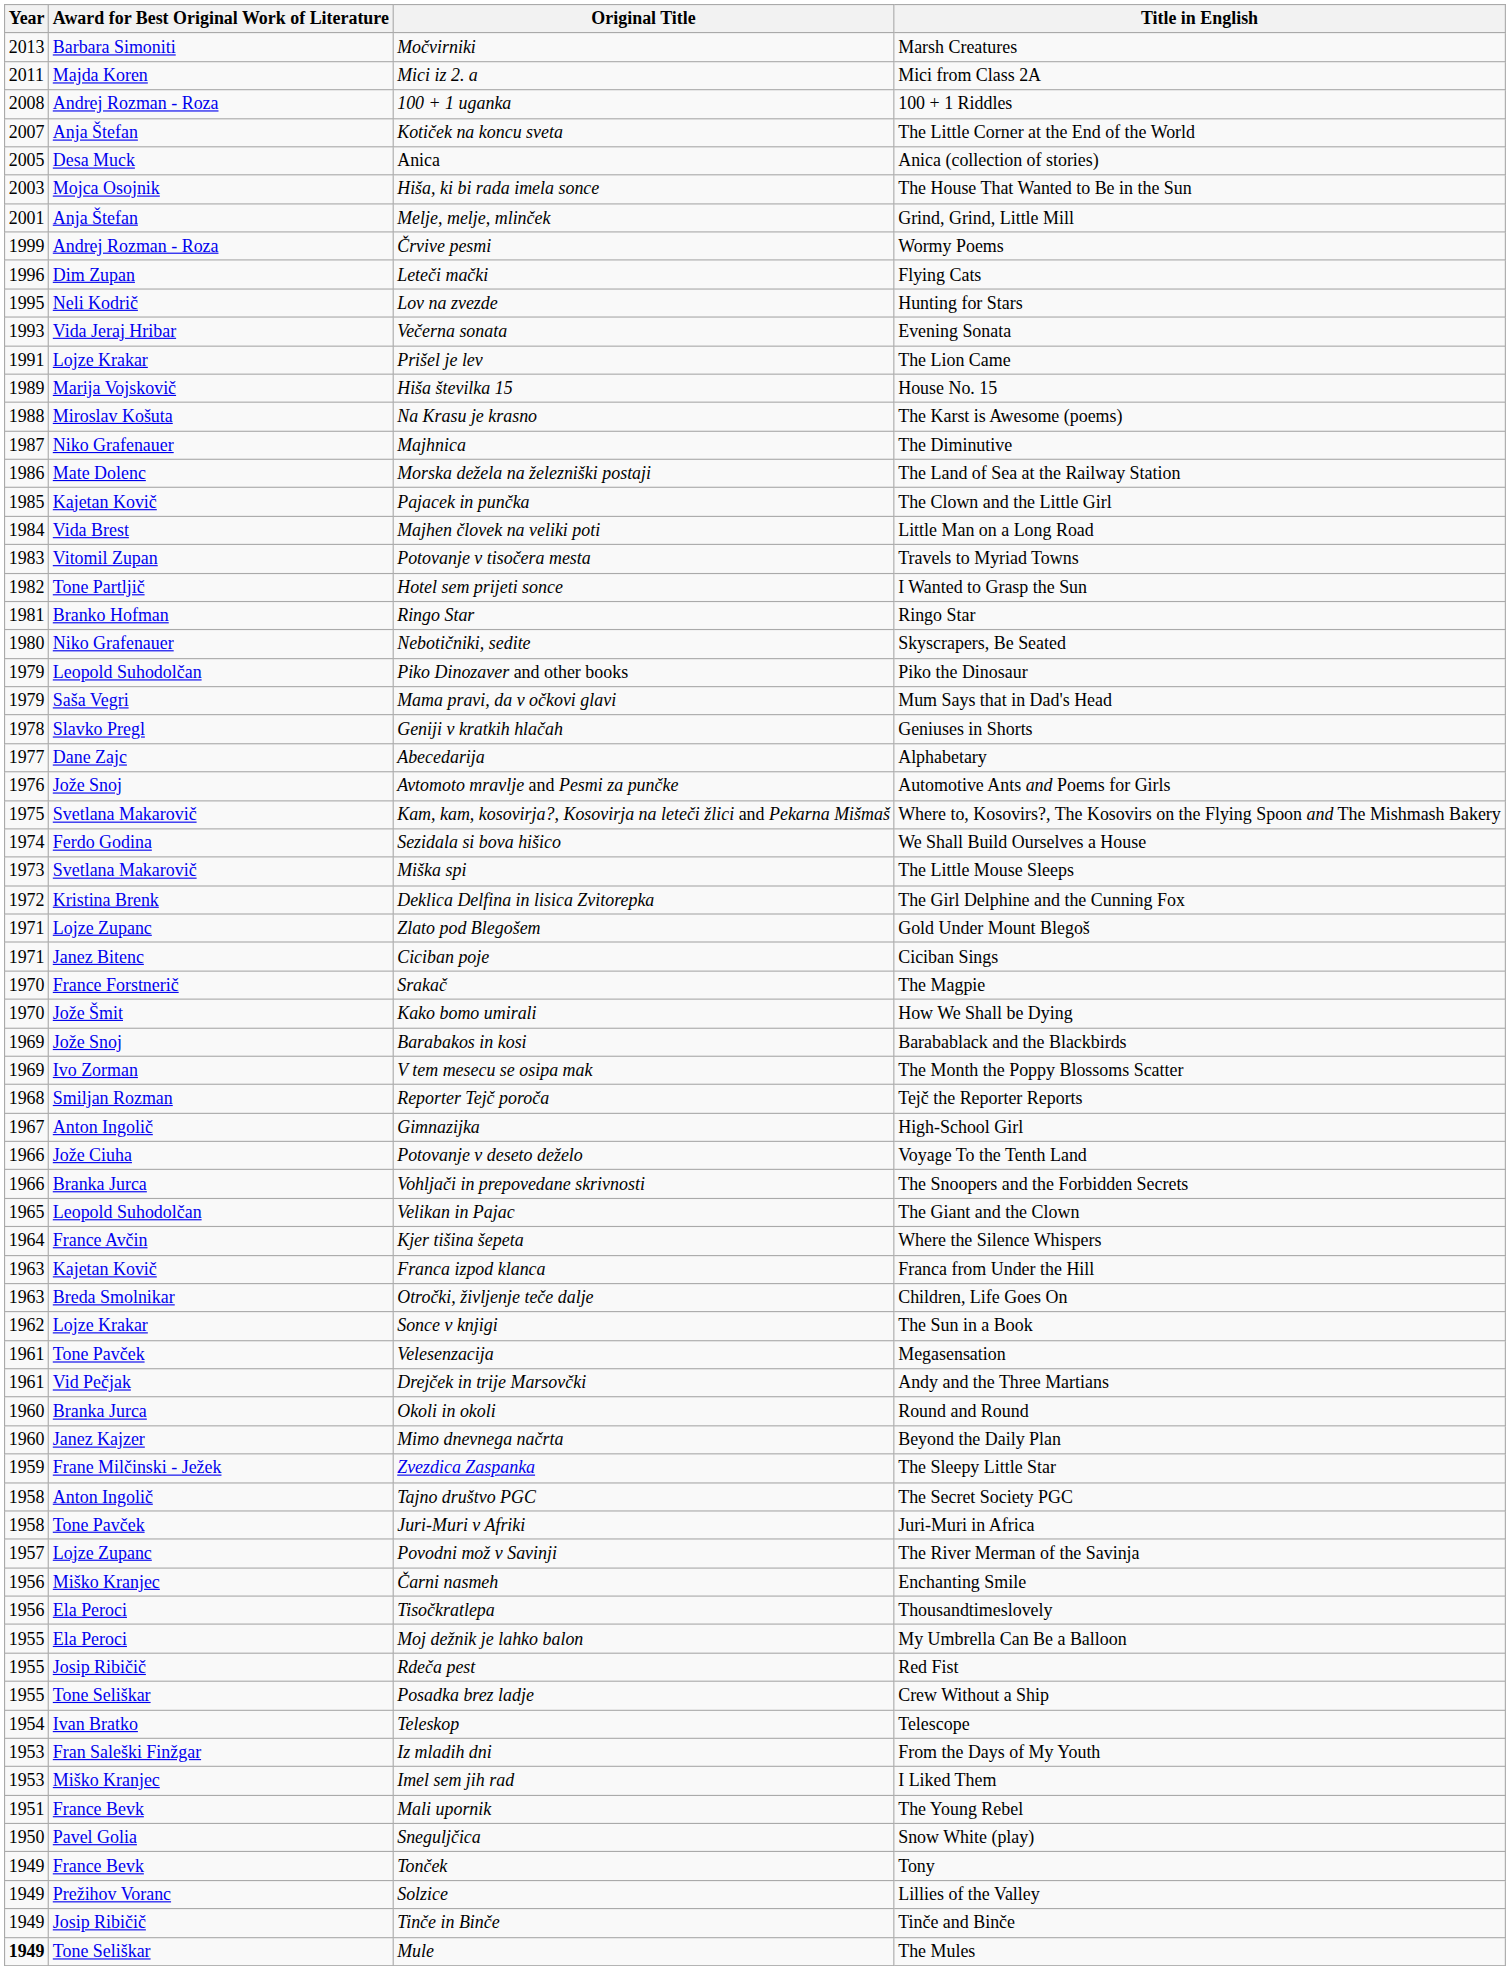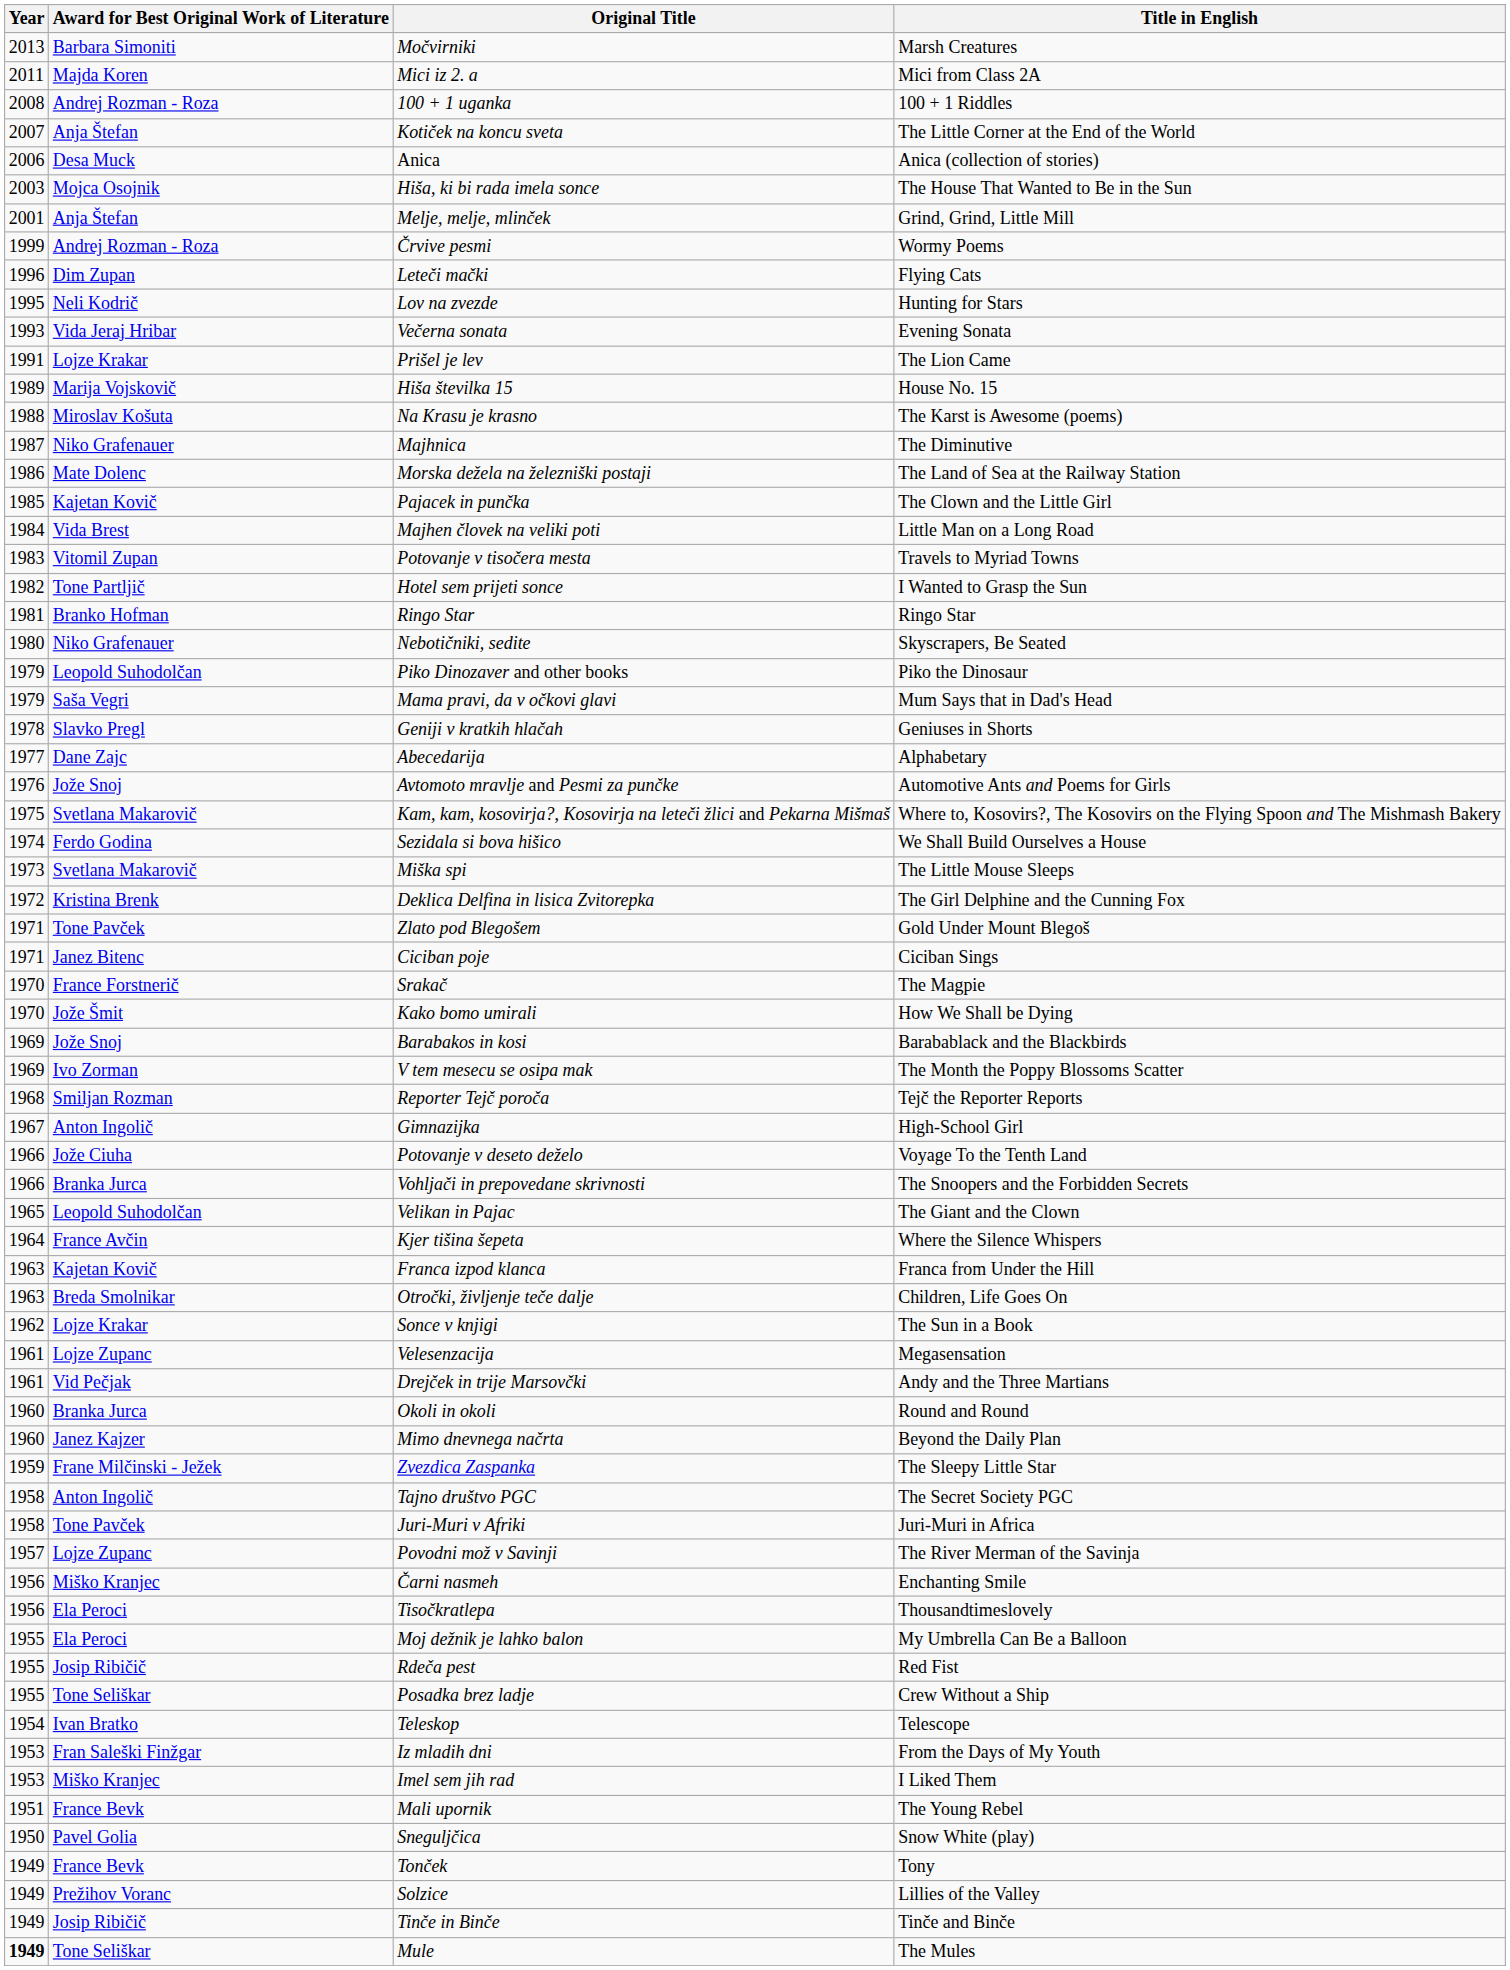(27, 160) 2005 -> (27, 160) 2006
(102, 928) Lojze Zupanc -> (99, 928) Tone Pavček
(99, 1354) Tone Pavček -> (102, 1354) Lojze Zupanc
